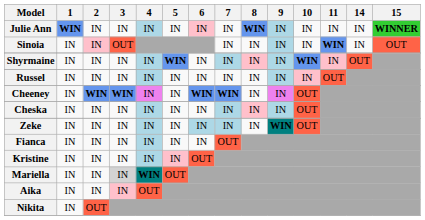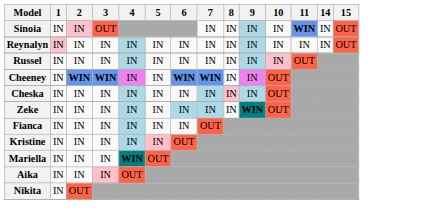- row: (31, 28)
+ row: (27, 45)
- row: (31, 61)
(123, 175) lightgrey background -> (106, 158) no background
